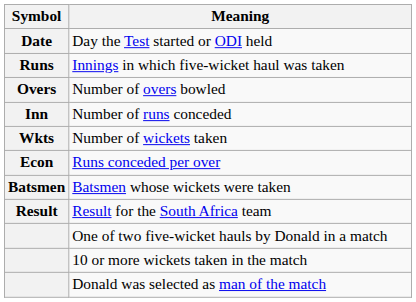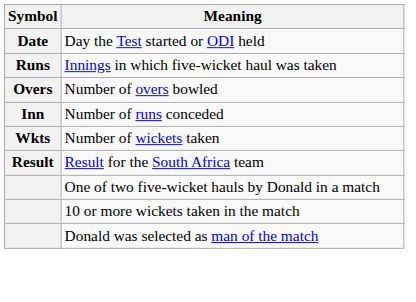- row: (146, 162)
- row: (181, 187)
